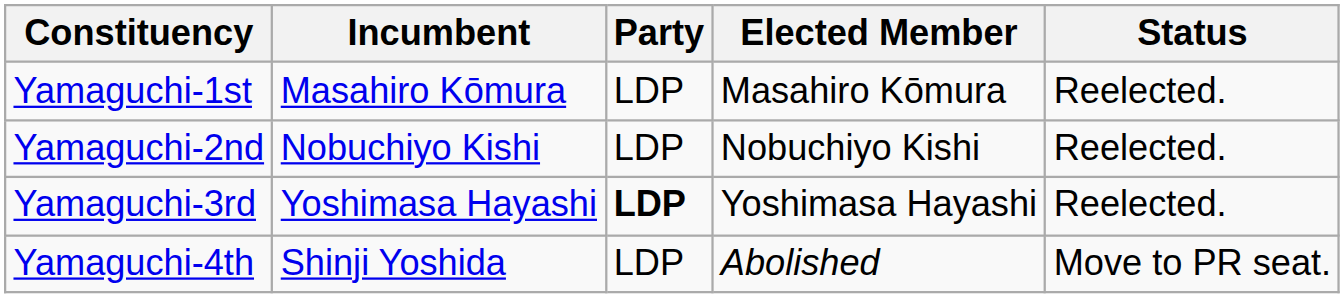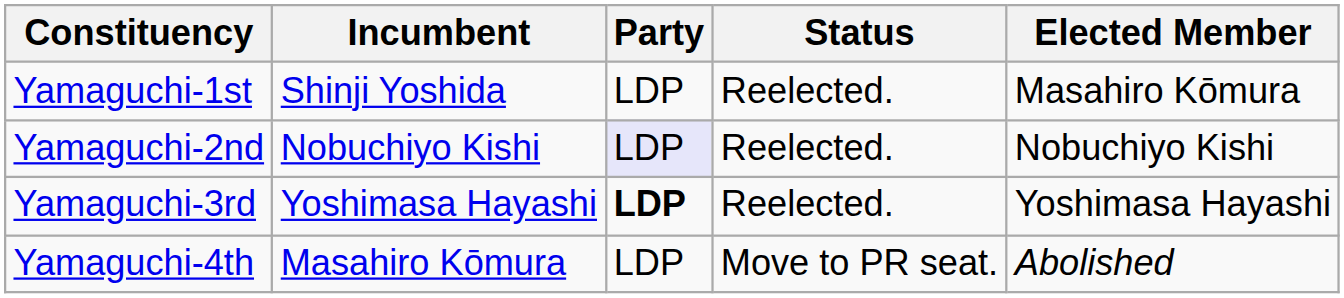columns swapped: (1192, 33) <-> (879, 33)
(423, 90) Masahiro Kōmura -> (393, 90) Shinji Yoshida
(649, 147) no background -> (649, 147) lavender background
(393, 262) Shinji Yoshida -> (423, 262) Masahiro Kōmura
